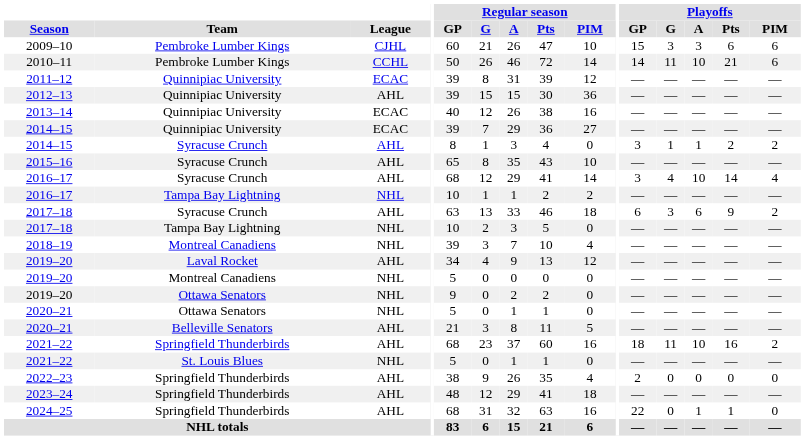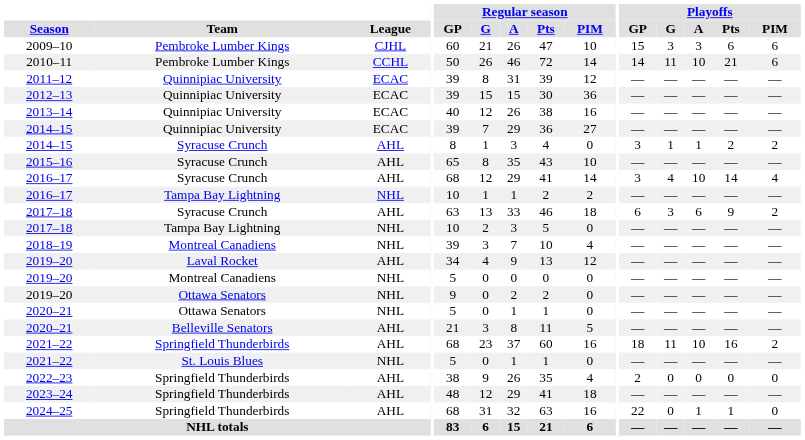(390, 95) AHL -> (390, 95) ECAC
